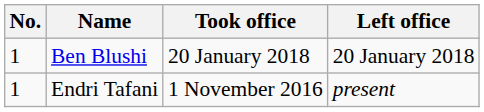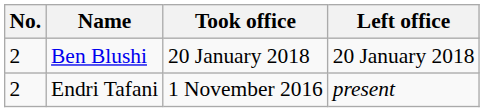(15, 55) 1 -> (15, 55) 2
(15, 89) 1 -> (15, 89) 2
